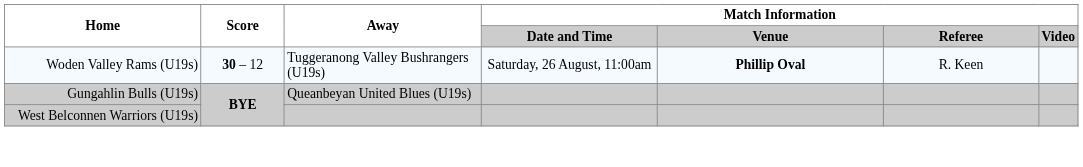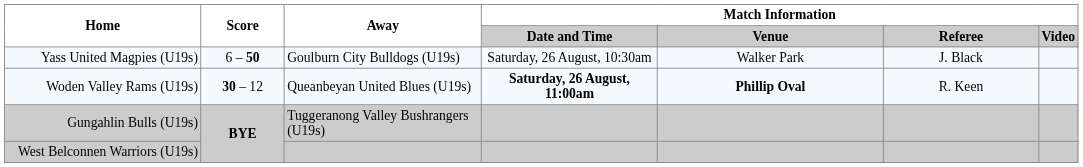+ row: (119, 57)
(378, 65) Tuggeranong Valley Bushrangers (U19s) -> (379, 86) Queanbeyan United Blues (U19s)
(569, 65) normal -> (569, 86) bold
(379, 94) Queanbeyan United Blues (U19s) -> (378, 123) Tuggeranong Valley Bushrangers (U19s)
